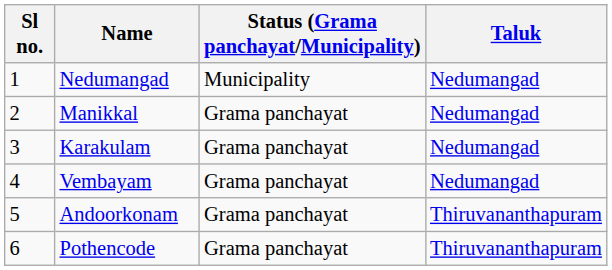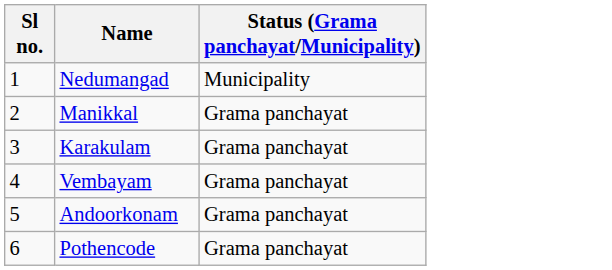- column: (516, 33)
